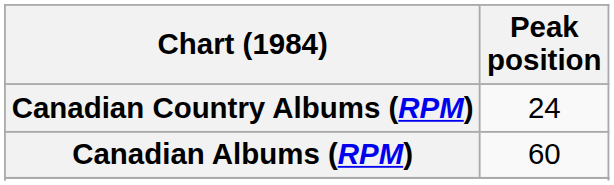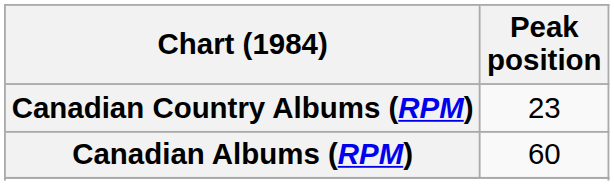(544, 107) 24 -> (544, 107) 23
